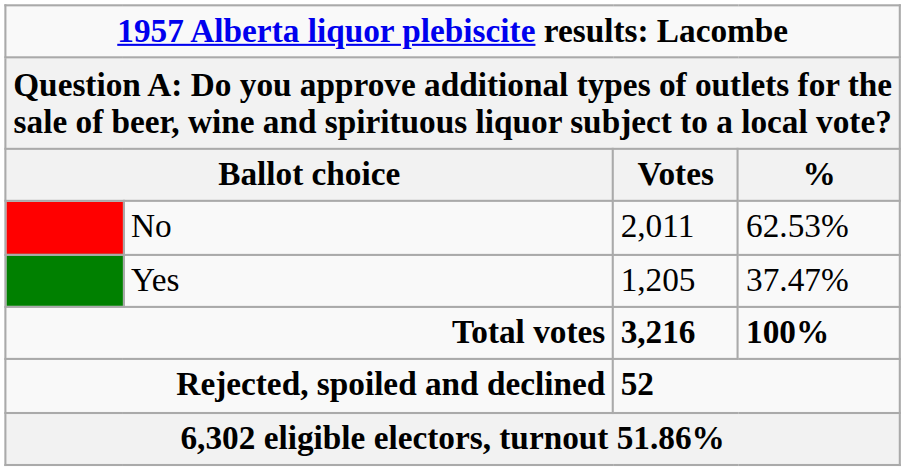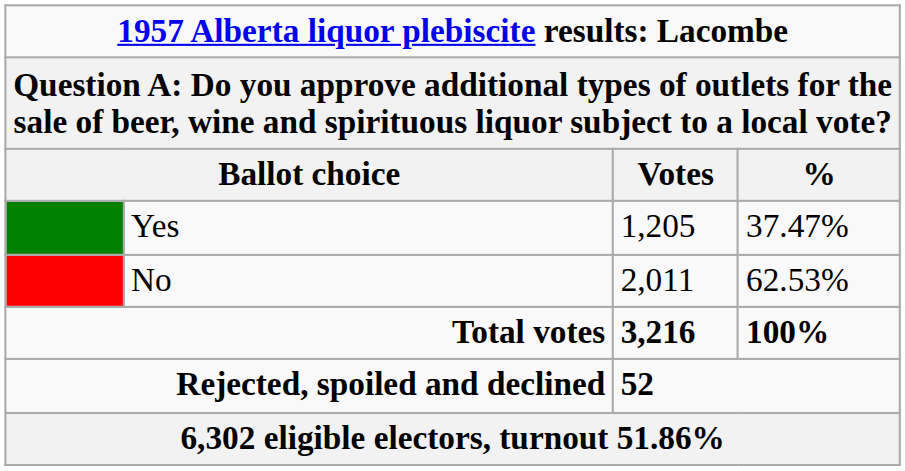rows swapped: (151, 226) <-> (155, 279)
